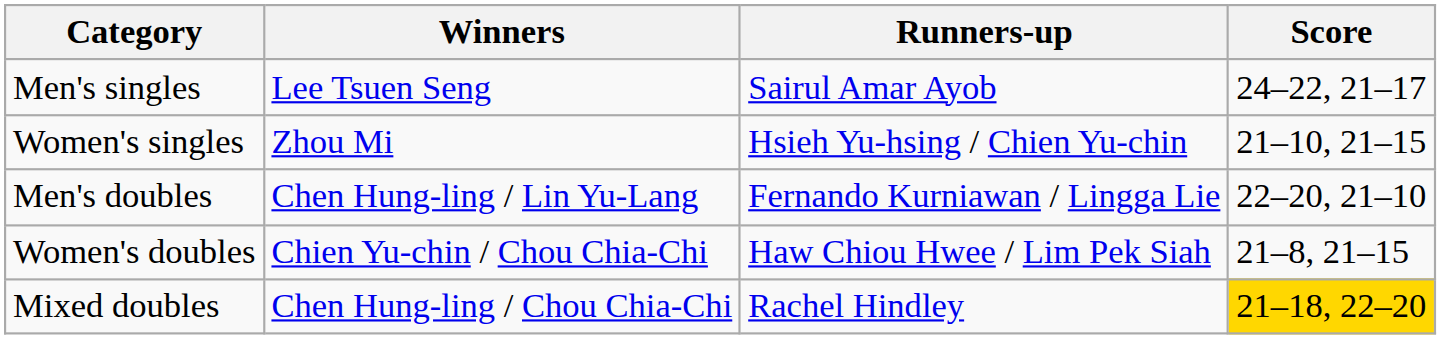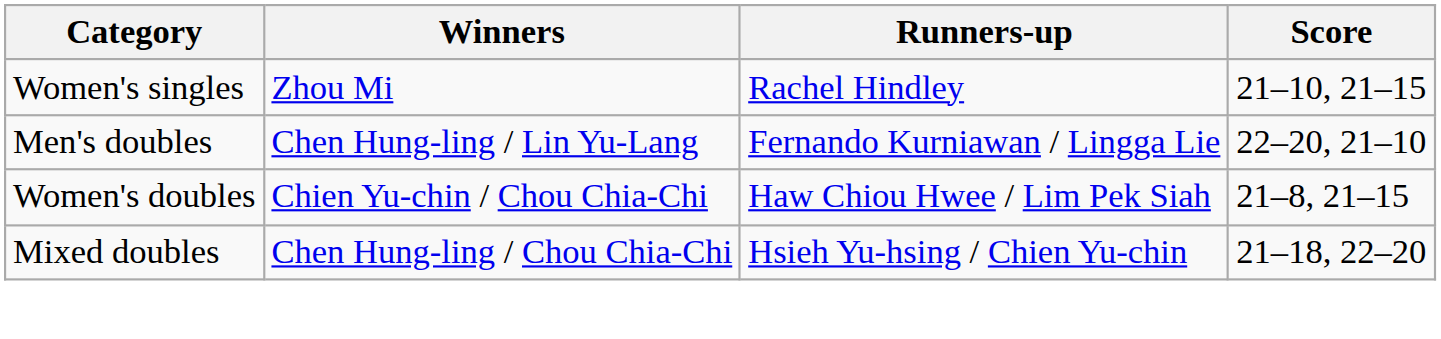- row: (107, 86)
(968, 141) Hsieh Yu-hsing / Chien Yu-chin -> (856, 86) Rachel Hindley
(856, 305) Rachel Hindley -> (968, 251) Hsieh Yu-hsing / Chien Yu-chin
(1331, 305) gold background -> (1331, 251) no background
